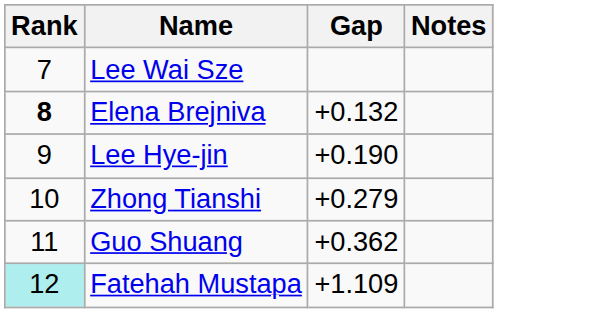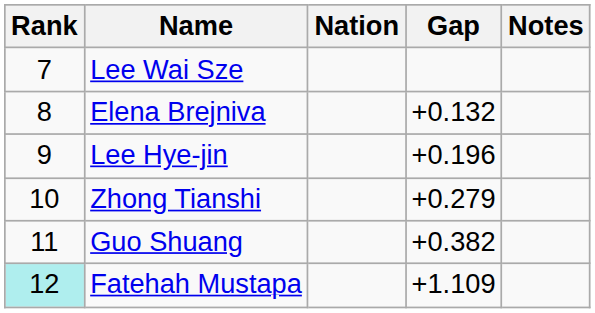+ column: (357, 26)
(44, 112) bold -> (44, 112) normal
(356, 155) +0.190 -> (454, 155) +0.196
(356, 241) +0.362 -> (454, 241) +0.382
